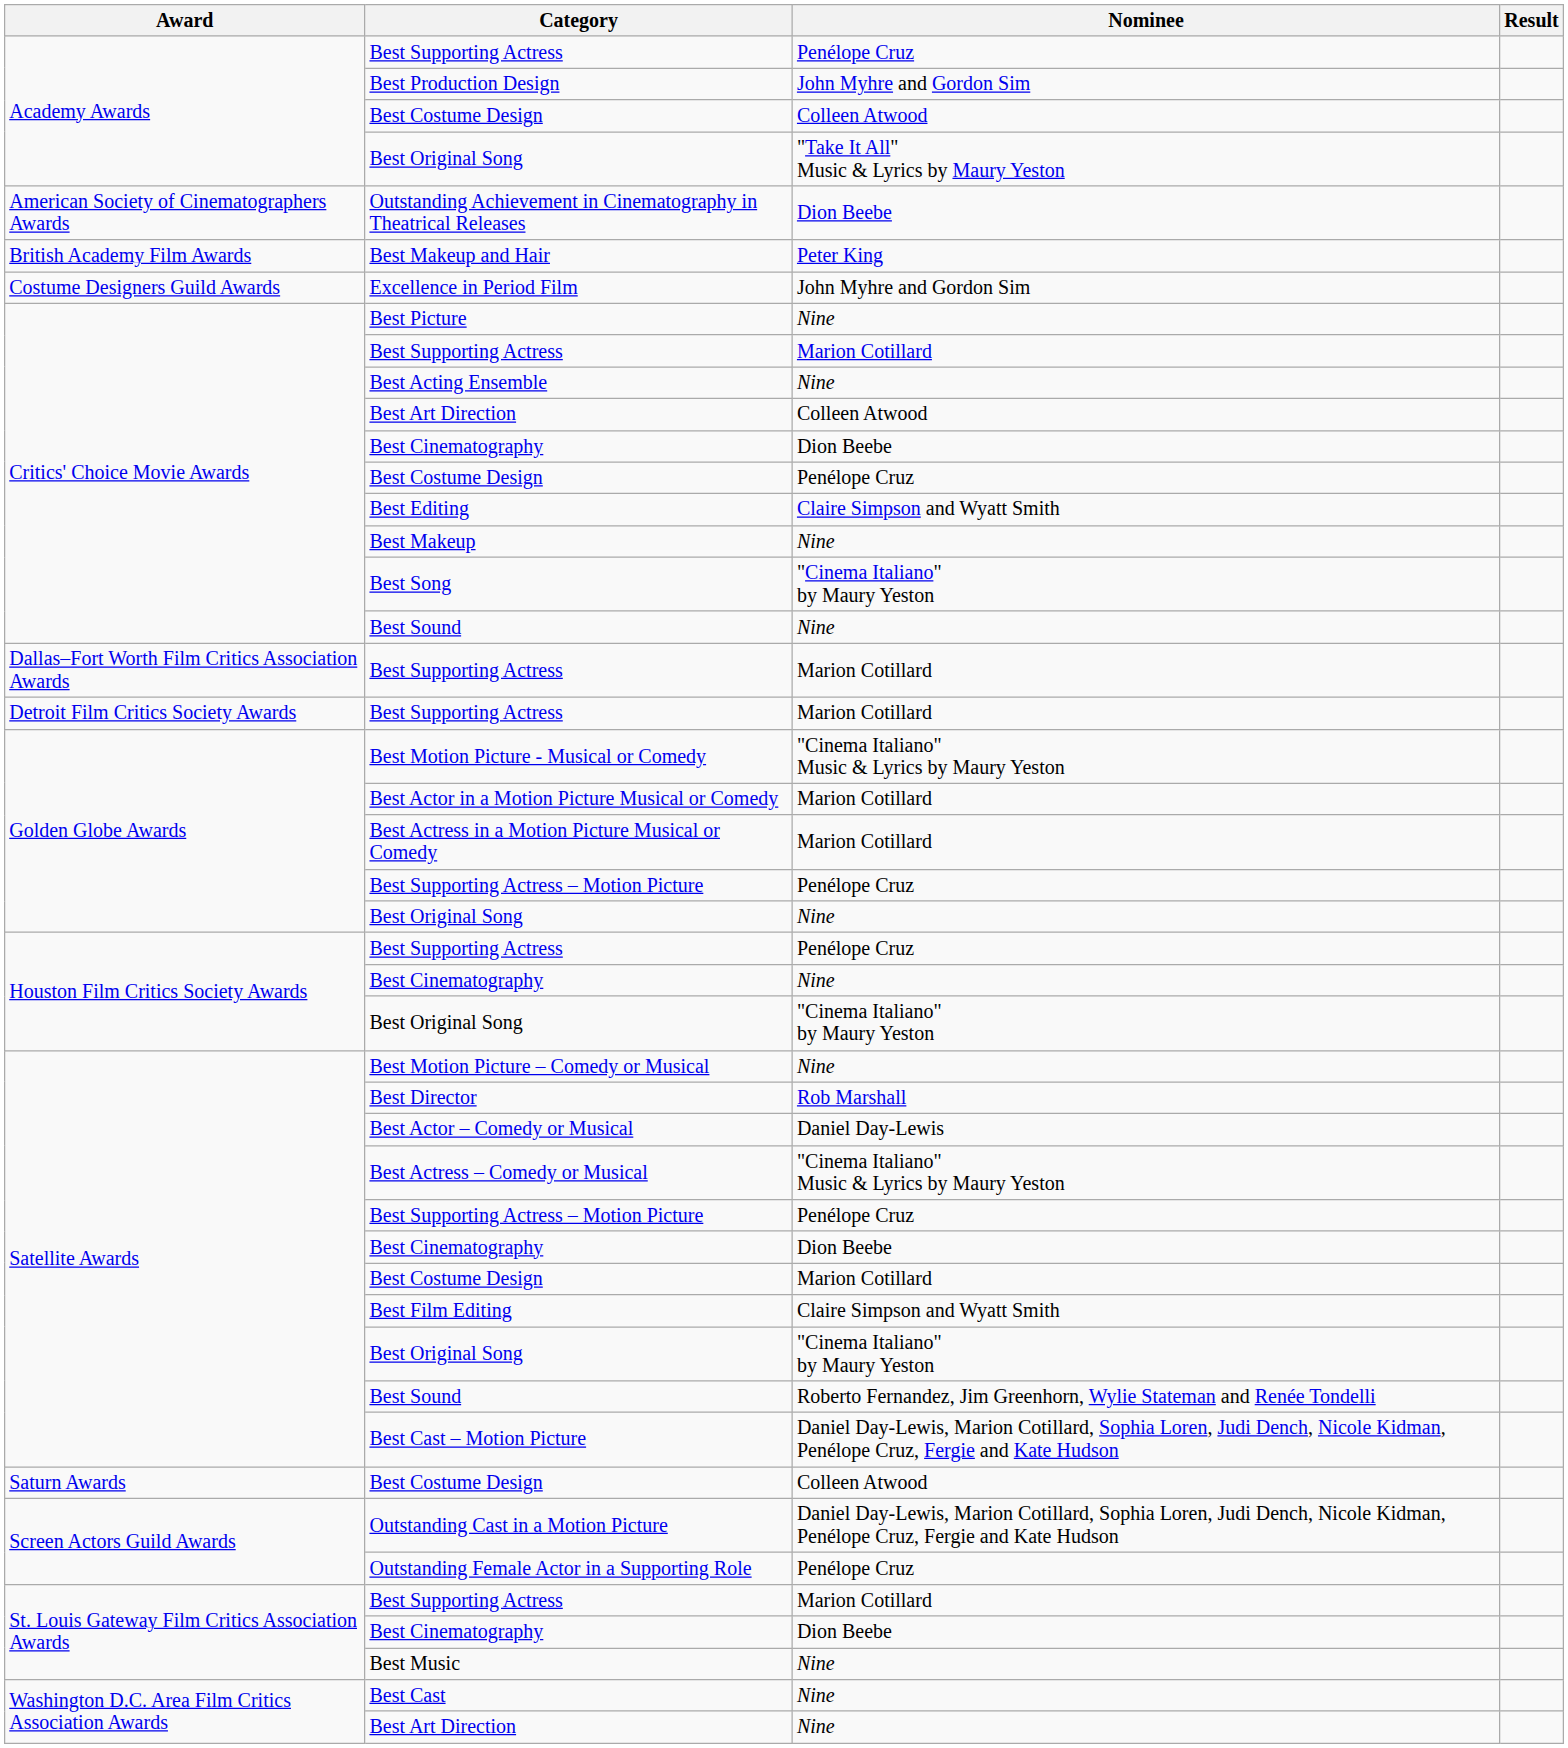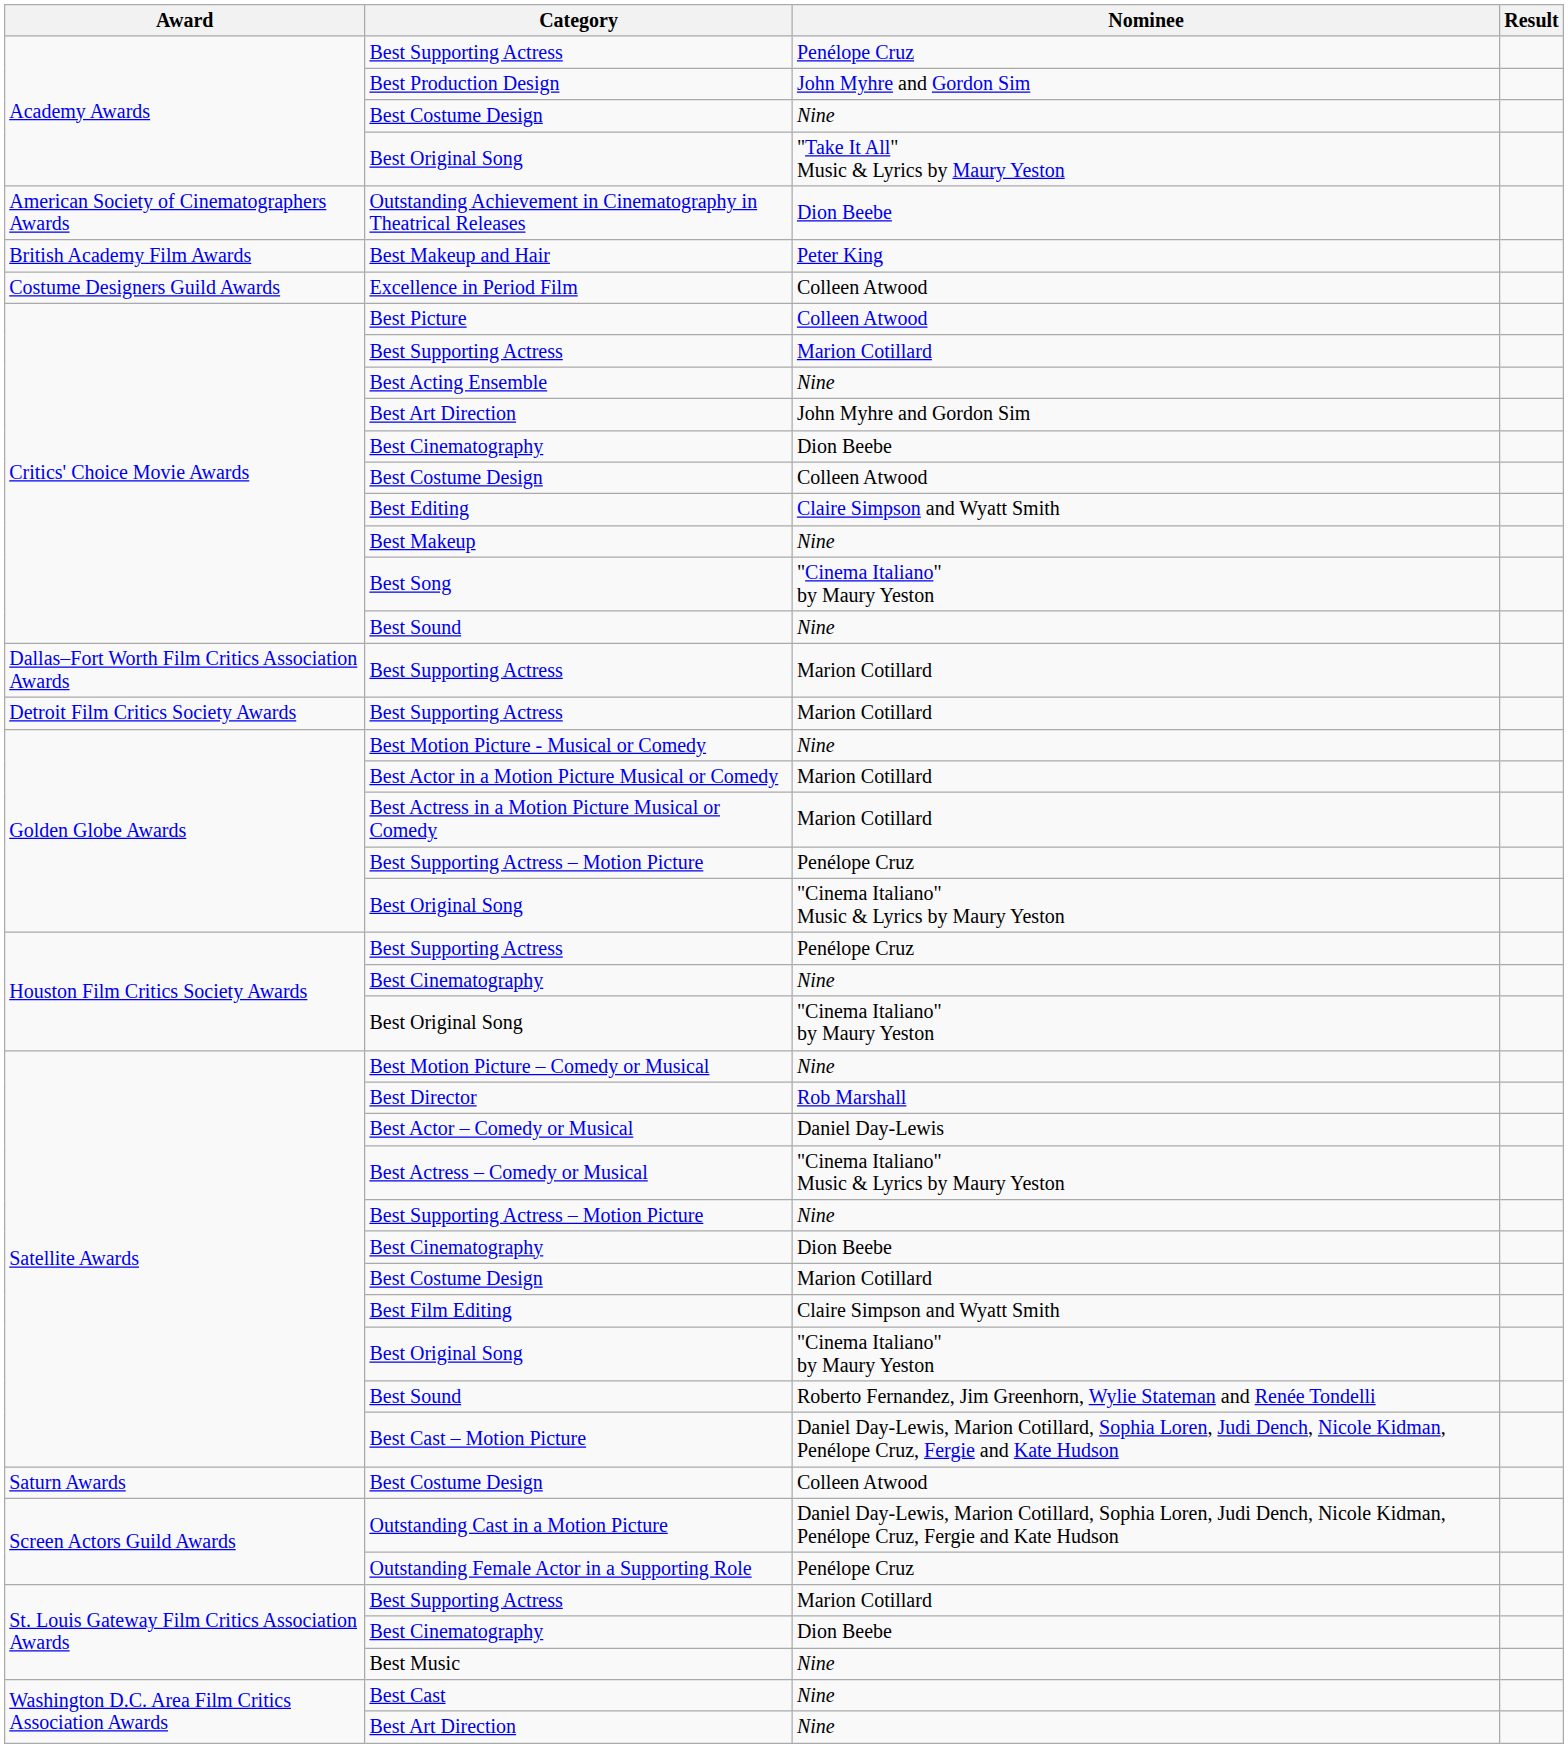(862, 115) Colleen Atwood -> (816, 115) Nine
(914, 287) John Myhre and Gordon Sim -> (862, 287) Colleen Atwood
(816, 319) Nine -> (862, 319) Colleen Atwood
(862, 414) Colleen Atwood -> (914, 414) John Myhre and Gordon Sim
(856, 477) Penélope Cruz -> (862, 477) Colleen Atwood
(931, 755) "Cinema Italiano" Music & Lyrics by Maury Yeston -> (816, 744) Nine
(816, 916) Nine -> (931, 905) "Cinema Italiano" Music & Lyrics by Maury Yeston
(856, 1215) Penélope Cruz -> (816, 1215) Nine
